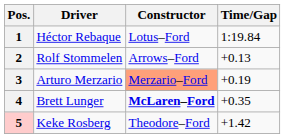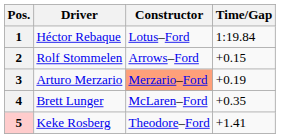(236, 58) +0.13 -> (231, 58) +0.15
(172, 101) bold -> (168, 101) normal
(236, 123) +1.42 -> (231, 123) +1.41
